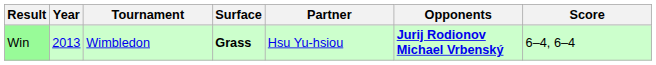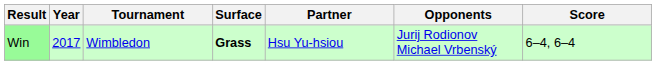(66, 42) 2013 -> (66, 42) 2017
(450, 42) bold -> (447, 42) normal
